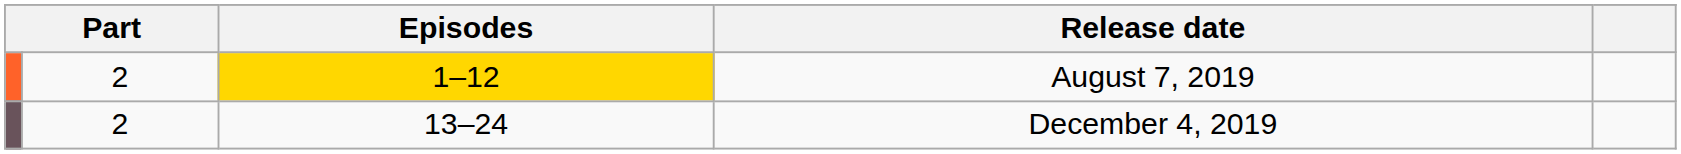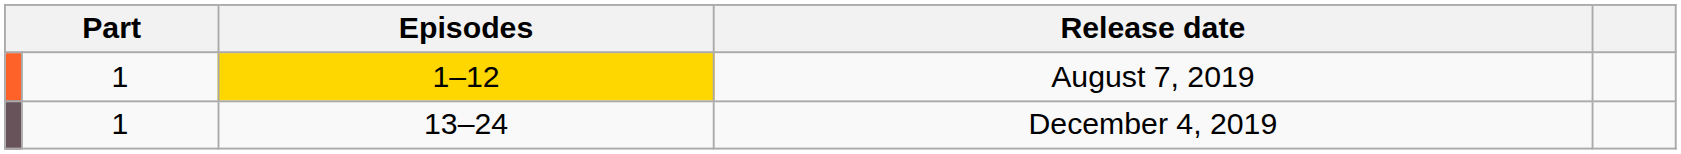(120, 76) 2 -> (120, 76) 1
(120, 124) 2 -> (120, 124) 1
